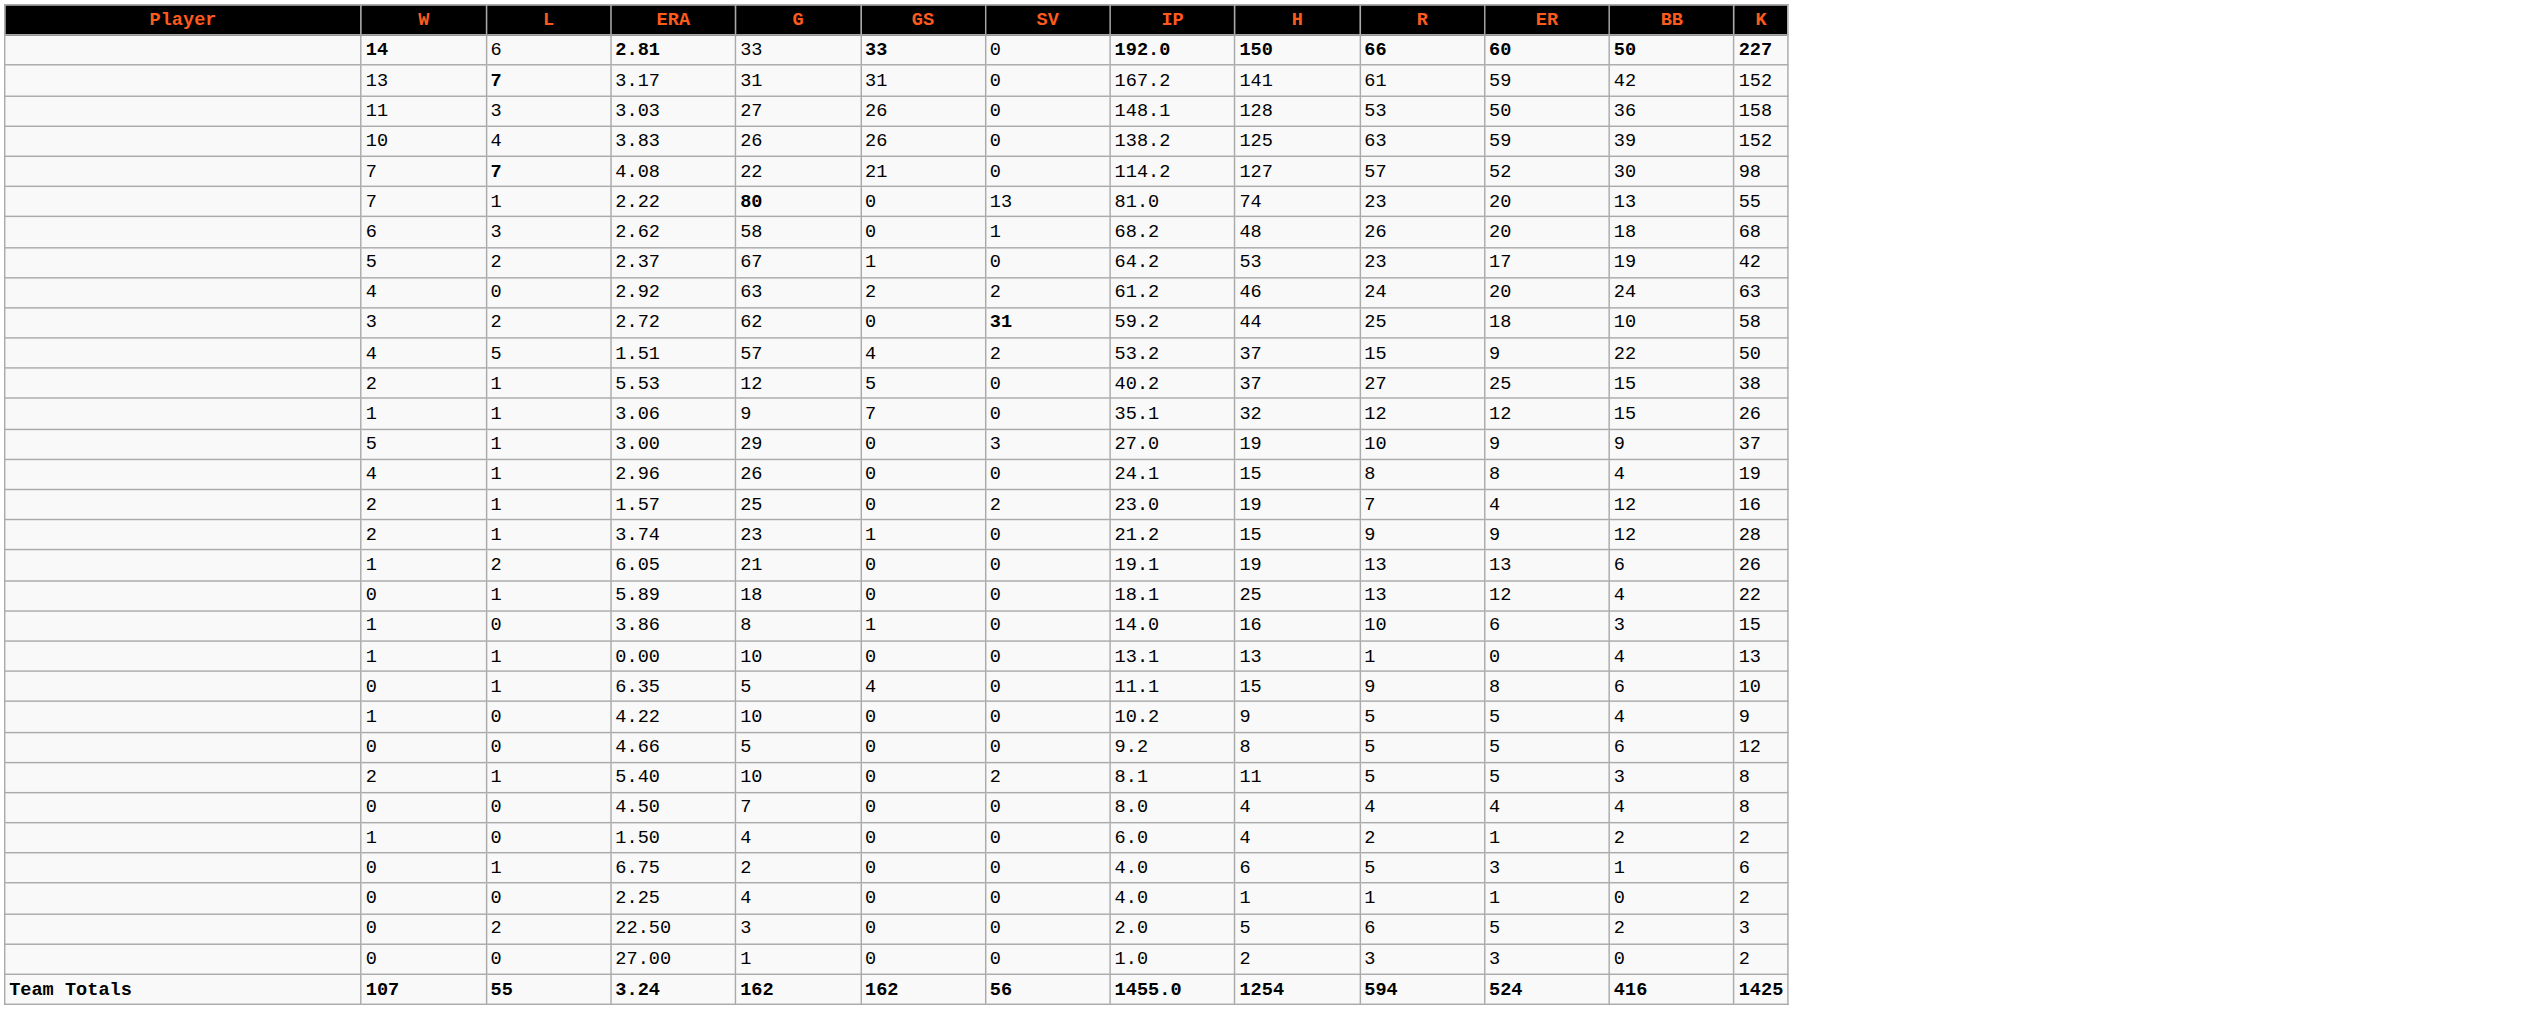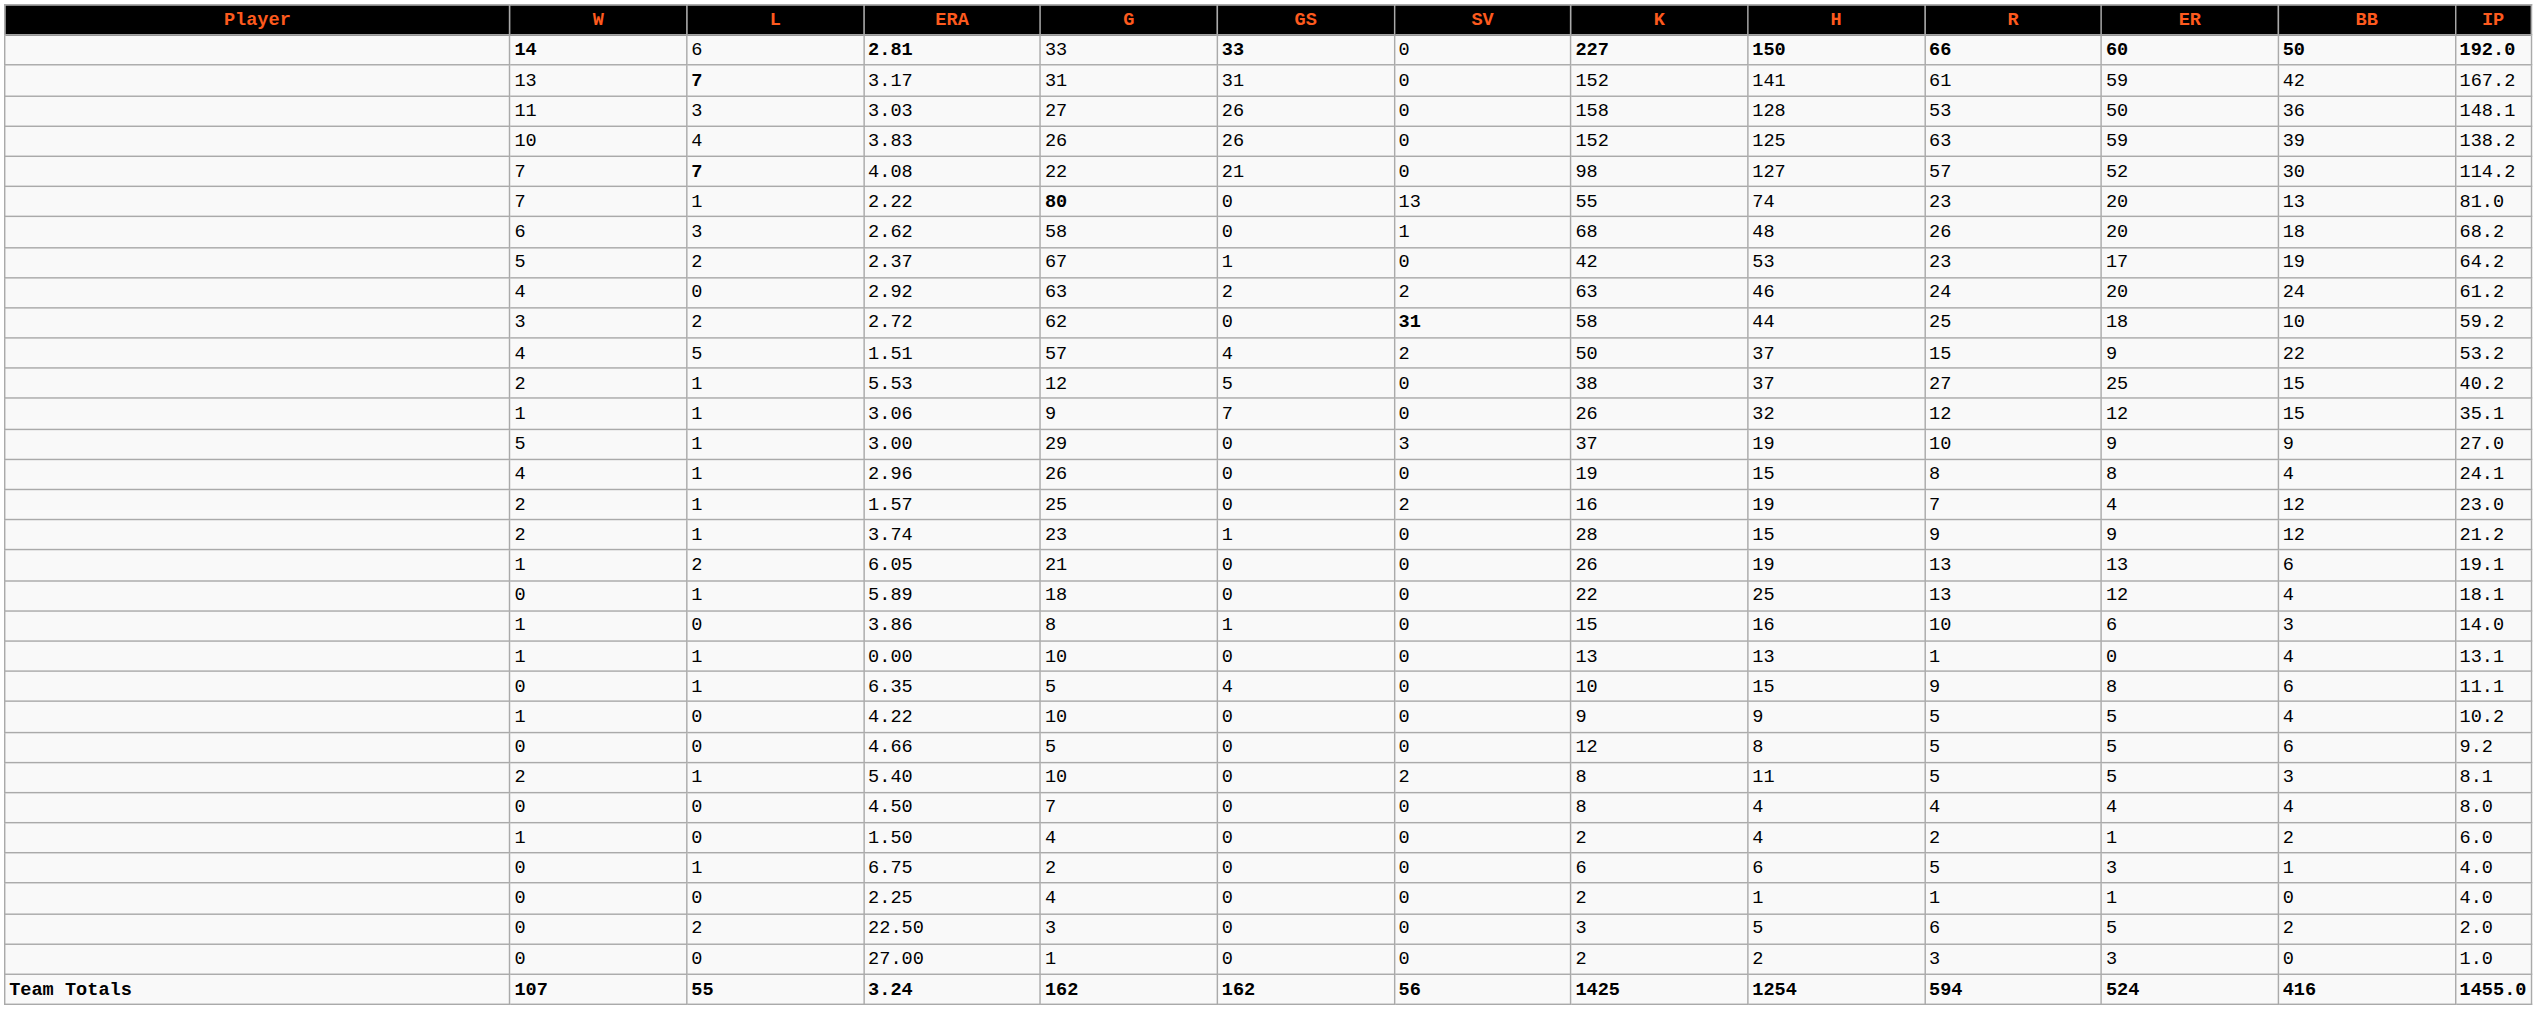columns swapped: (1173, 20) <-> (1761, 20)
